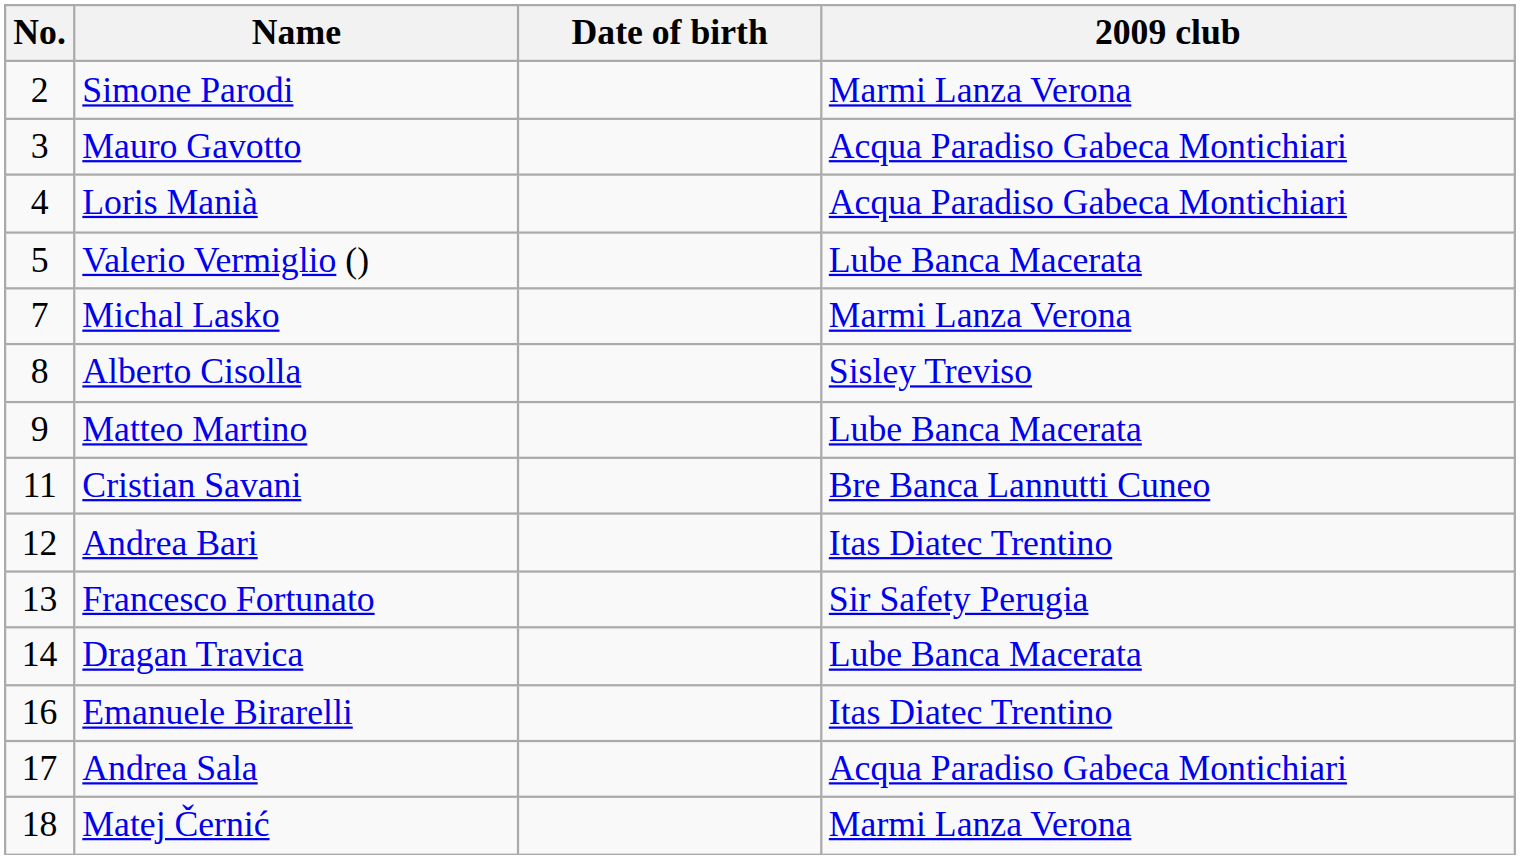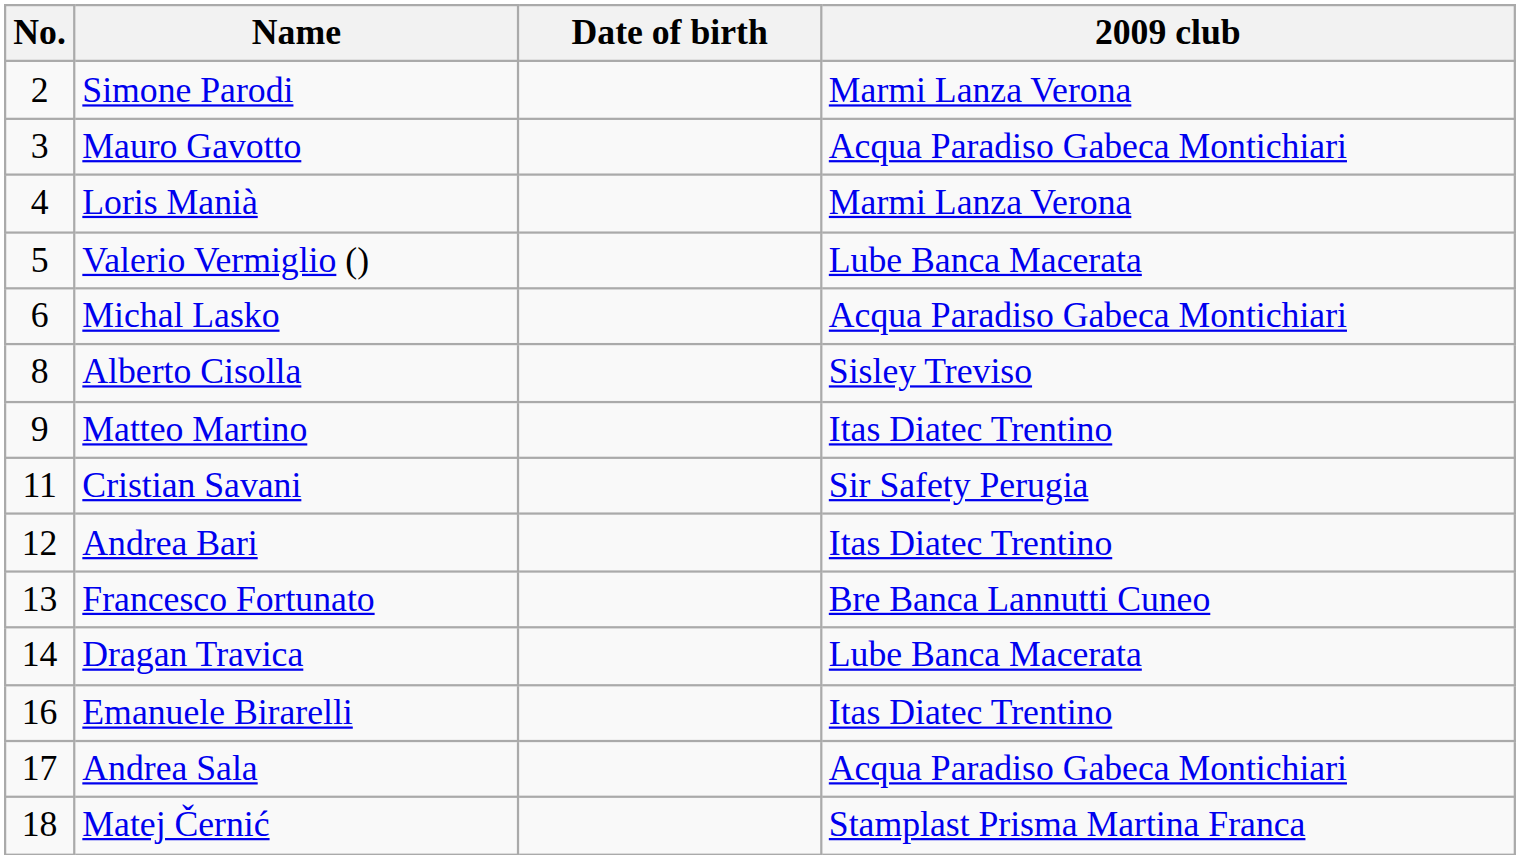(1088, 202) Acqua Paradiso Gabeca Montichiari -> (980, 202) Marmi Lanza Verona
(40, 315) 7 -> (40, 315) 6
(980, 315) Marmi Lanza Verona -> (1088, 315) Acqua Paradiso Gabeca Montichiari
(985, 428) Lube Banca Macerata -> (971, 428) Itas Diatec Trentino
(1020, 485) Bre Banca Lannutti Cuneo -> (959, 485) Sir Safety Perugia
(959, 598) Sir Safety Perugia -> (1020, 598) Bre Banca Lannutti Cuneo
(980, 825) Marmi Lanza Verona -> (1067, 825) Stamplast Prisma Martina Franca
